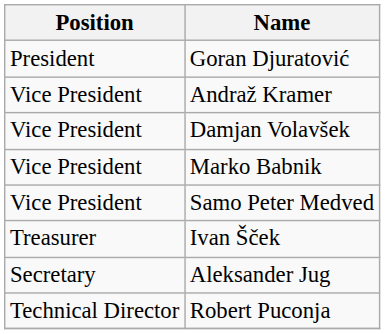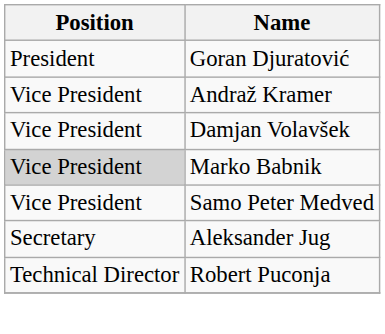(76, 166) no background -> (76, 166) lightgrey background
- row: (235, 238)
